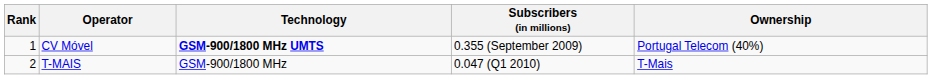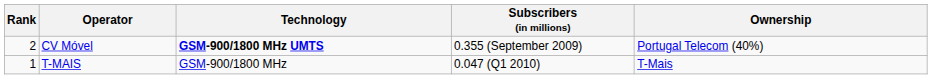(33, 45) 1 -> (33, 45) 2
(33, 64) 2 -> (33, 64) 1
